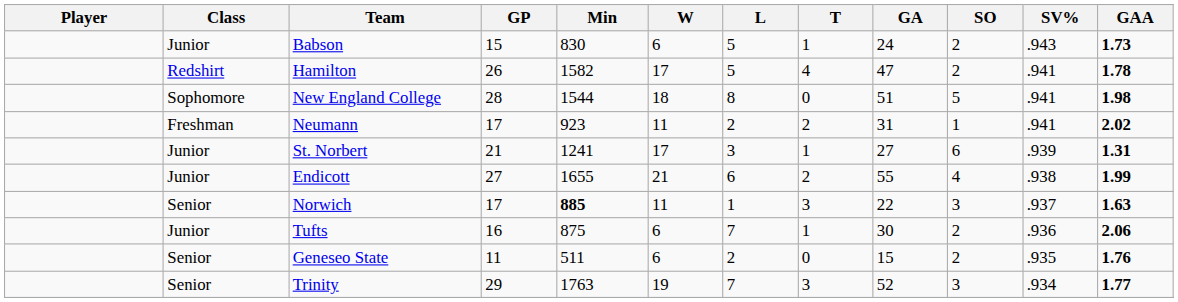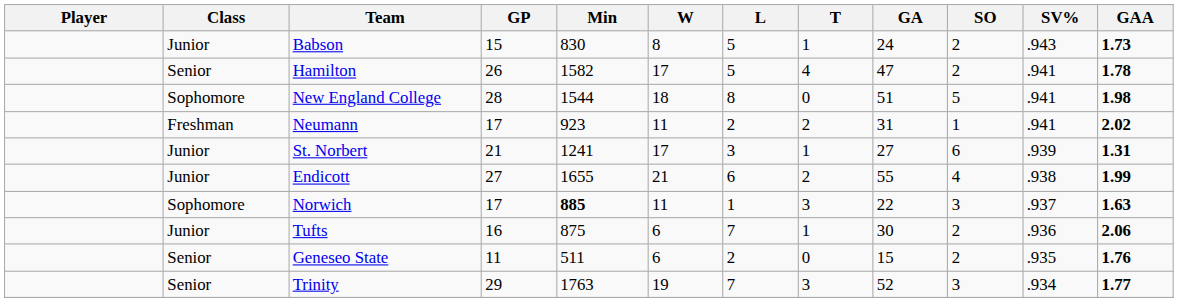(656, 44) 6 -> (656, 44) 8
(196, 71) Redshirt -> (189, 71) Senior
(189, 204) Senior -> (206, 204) Sophomore
